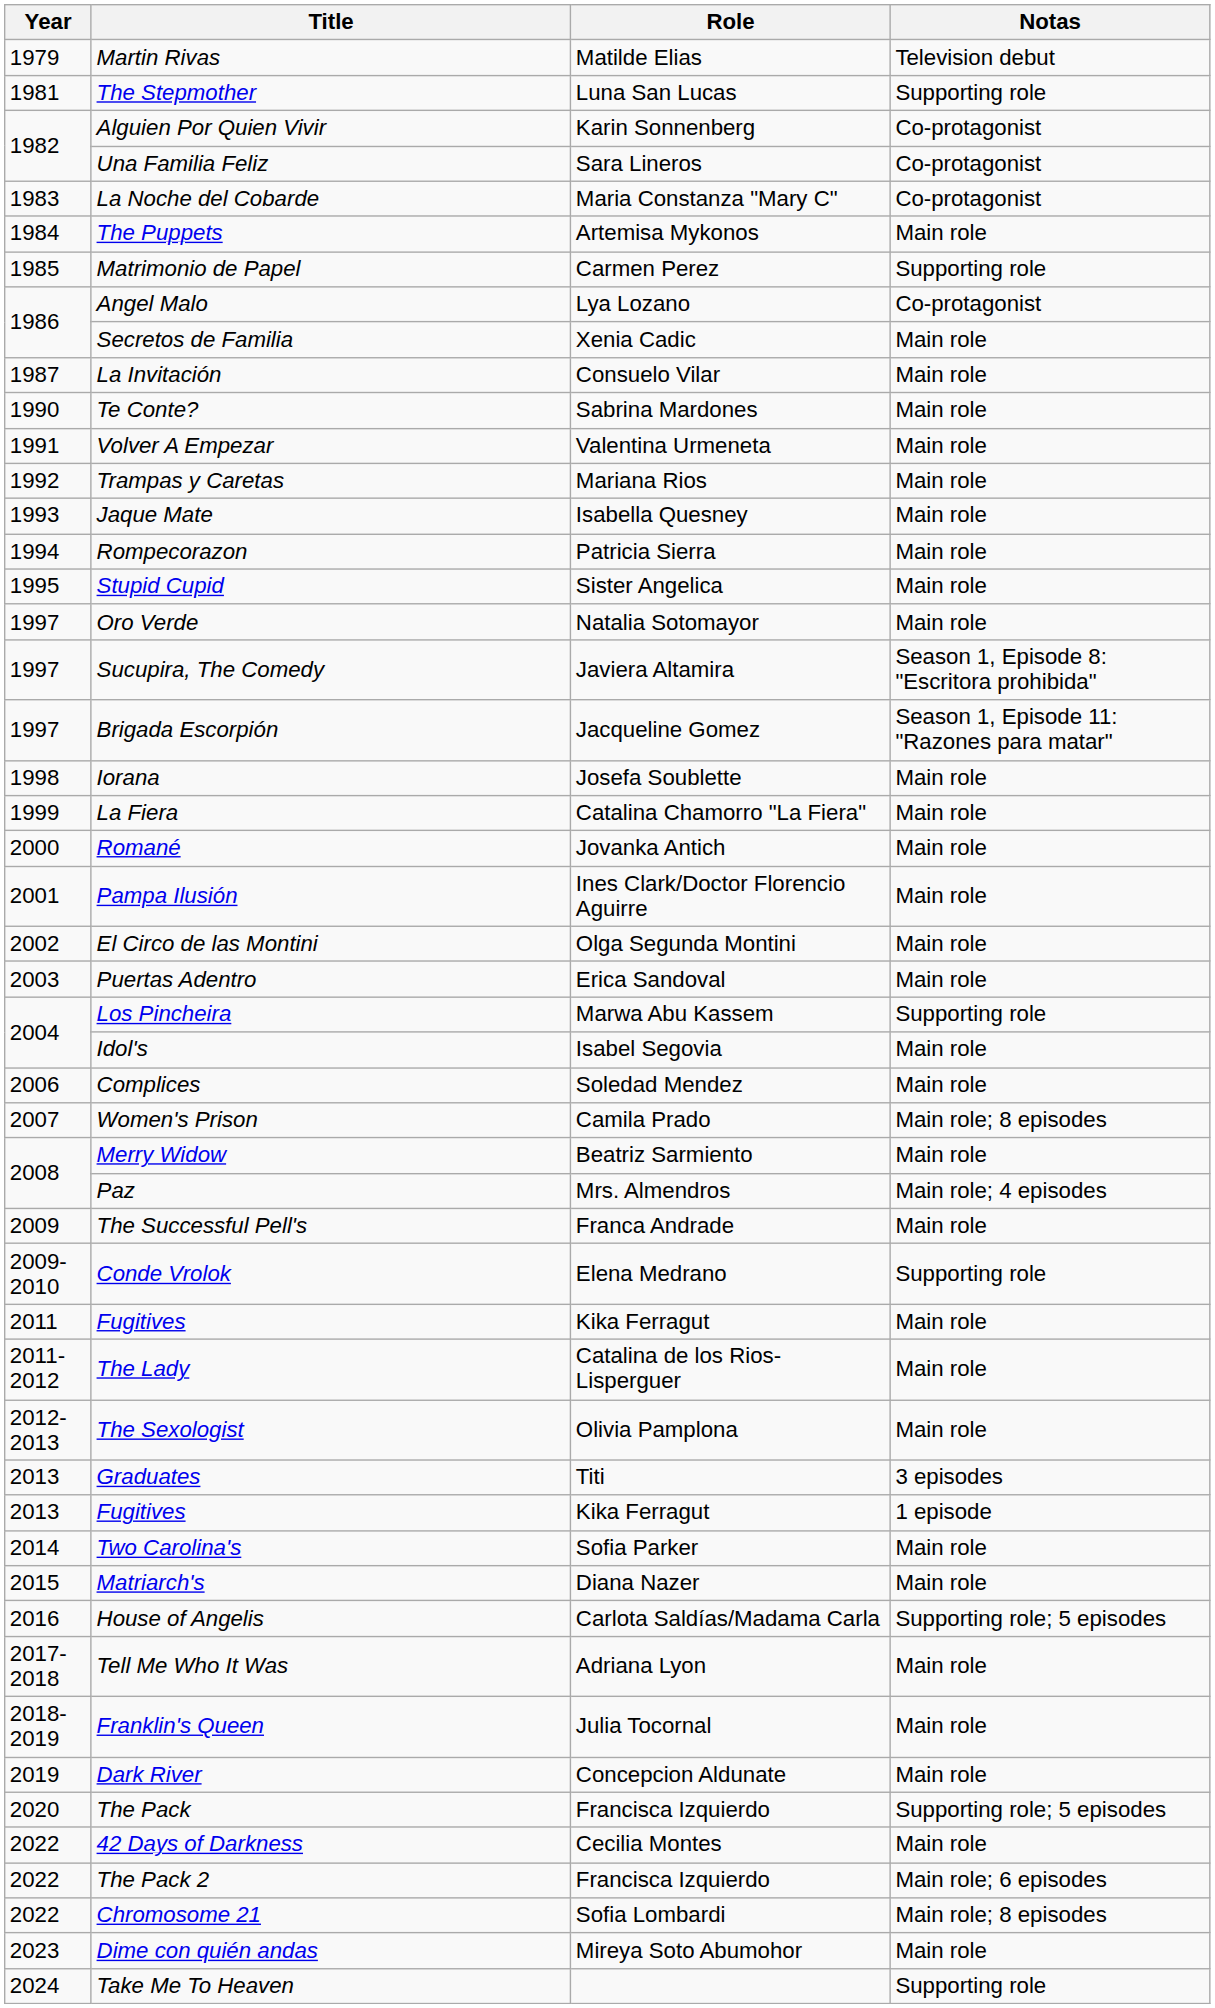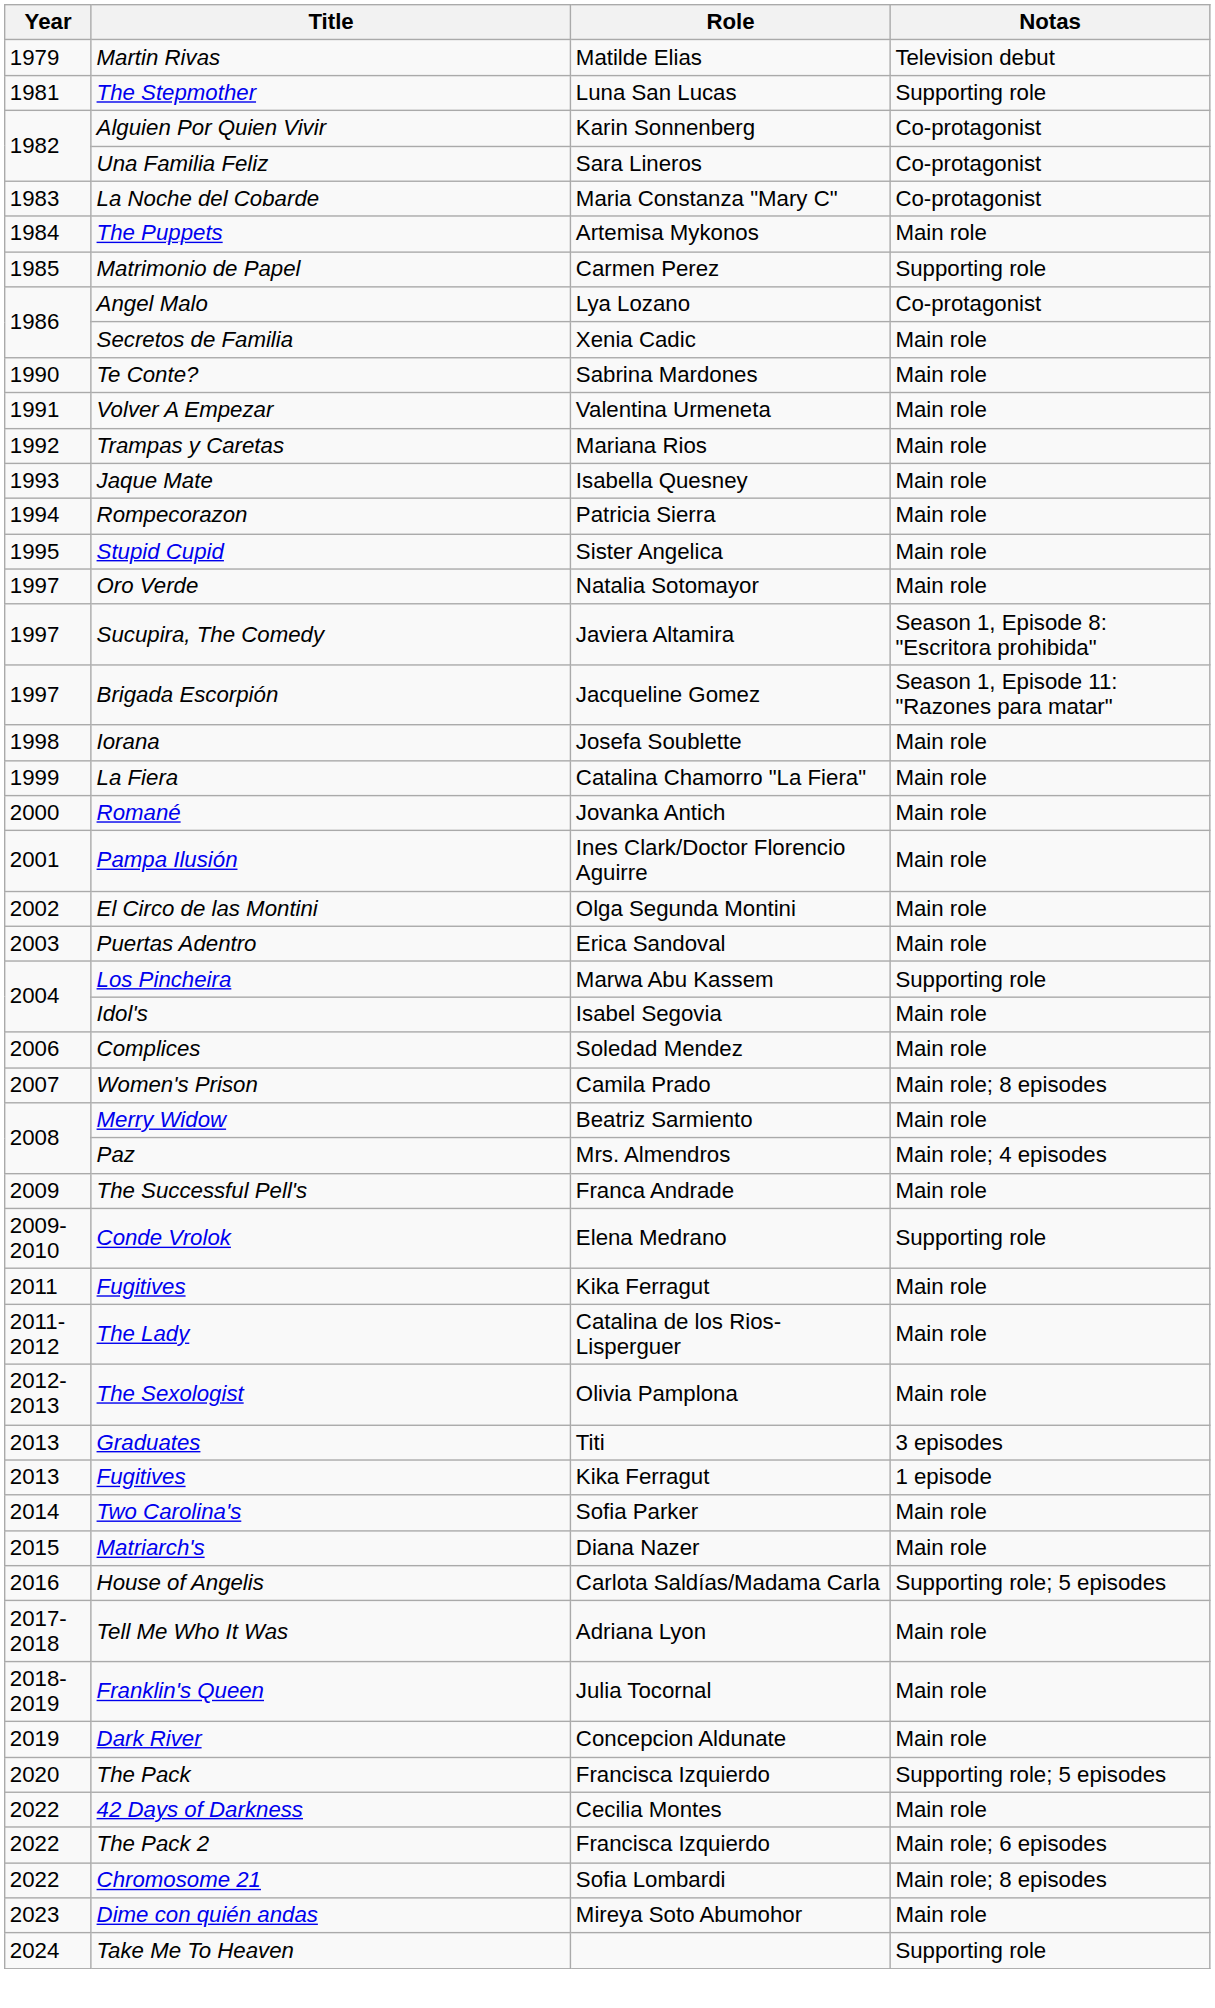- row: (35, 374)
